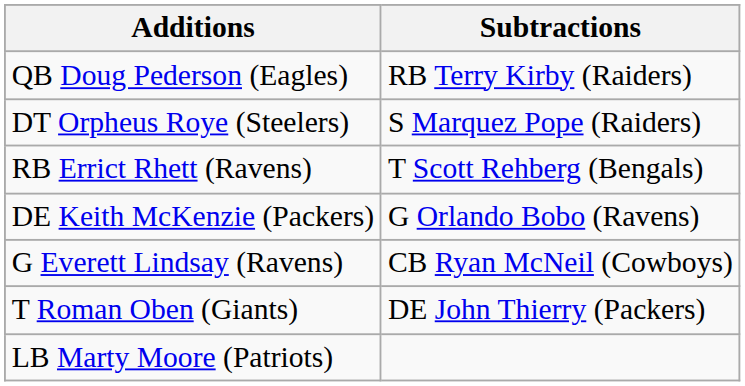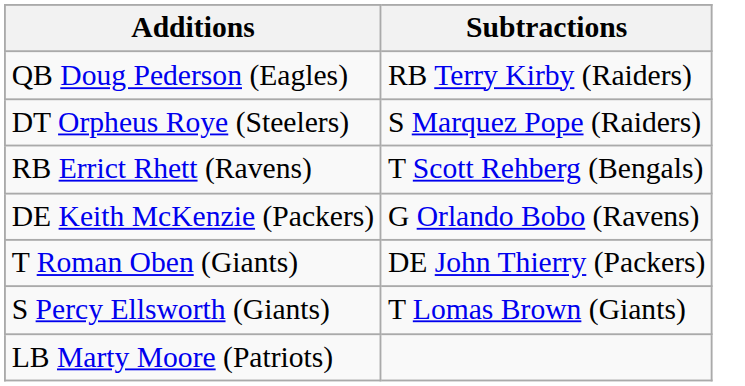- row: (177, 262)
+ row: (171, 309)
